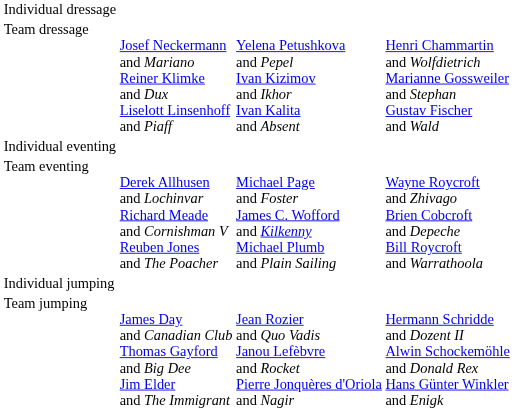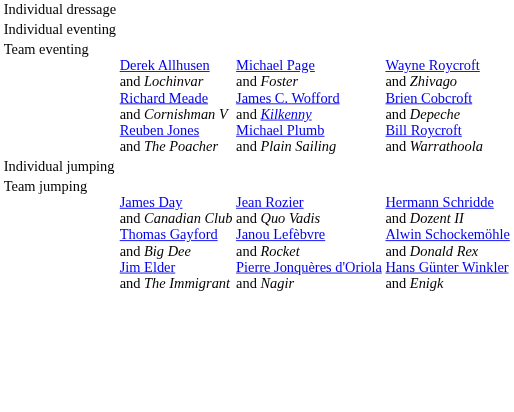- row: (46, 29)
